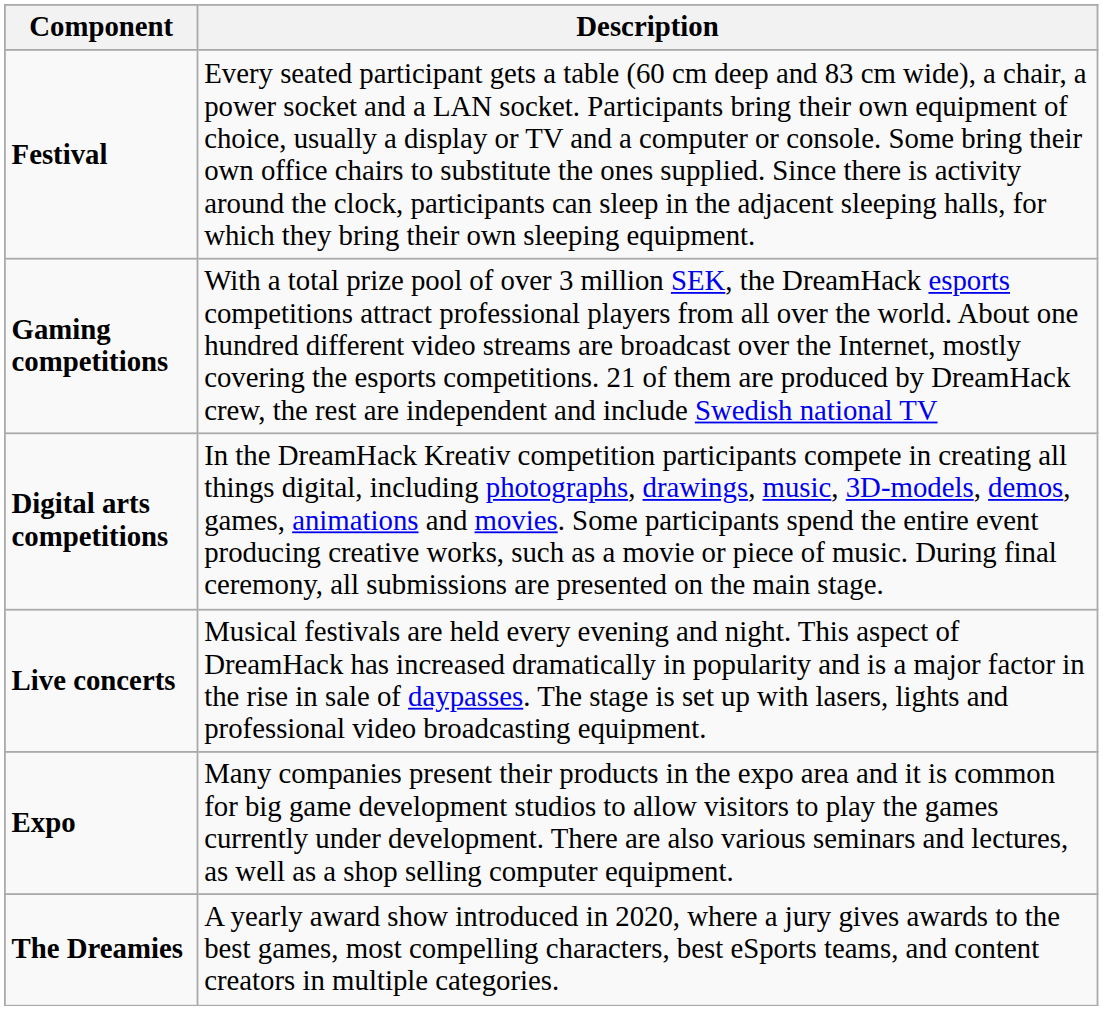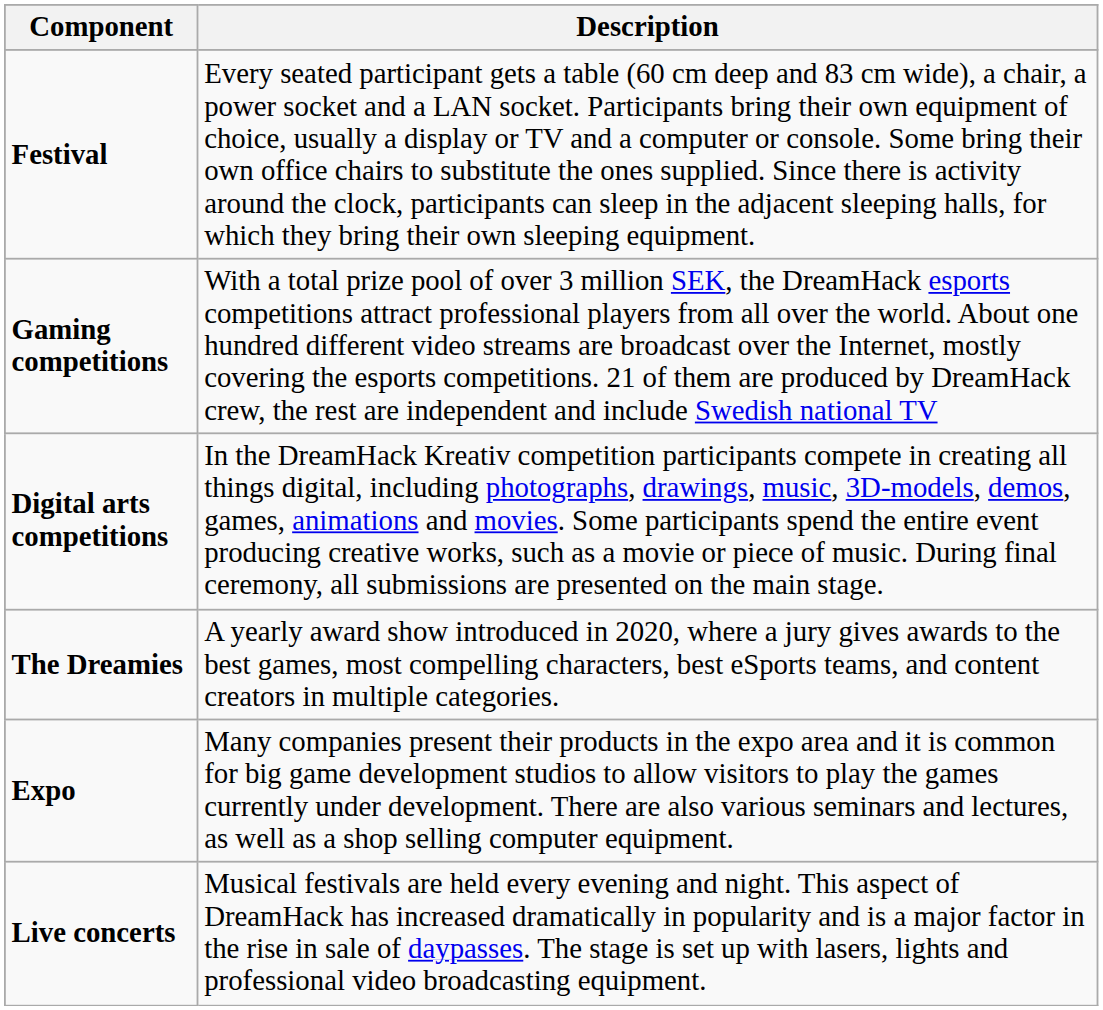rows swapped: (94, 679) <-> (97, 949)
